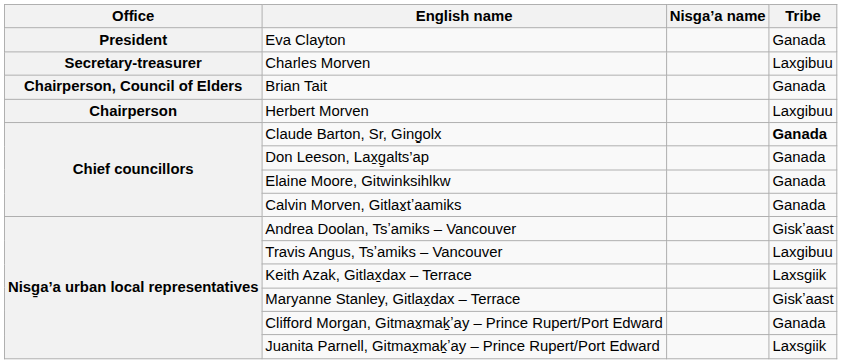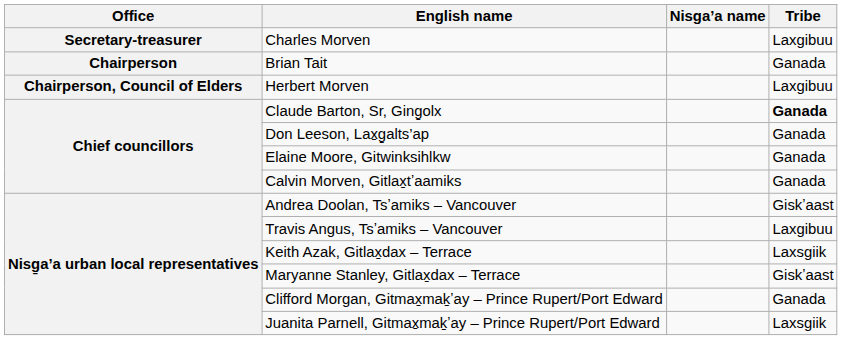- row: (305, 39)
(133, 87) Chairperson, Council of Elders -> (133, 63) Chairperson
(133, 110) Chairperson -> (133, 87) Chairperson, Council of Elders
